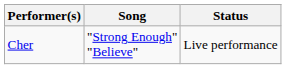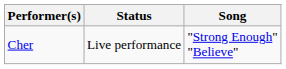columns swapped: (132, 14) <-> (231, 14)
